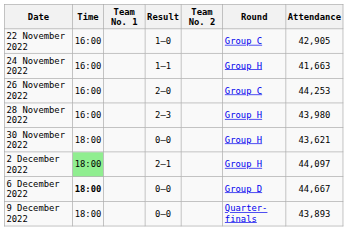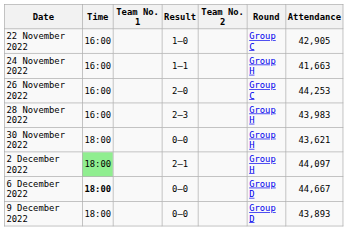(314, 115) 43,980 -> (314, 115) 43,983
(246, 214) Quarter-finals -> (262, 214) Group D
